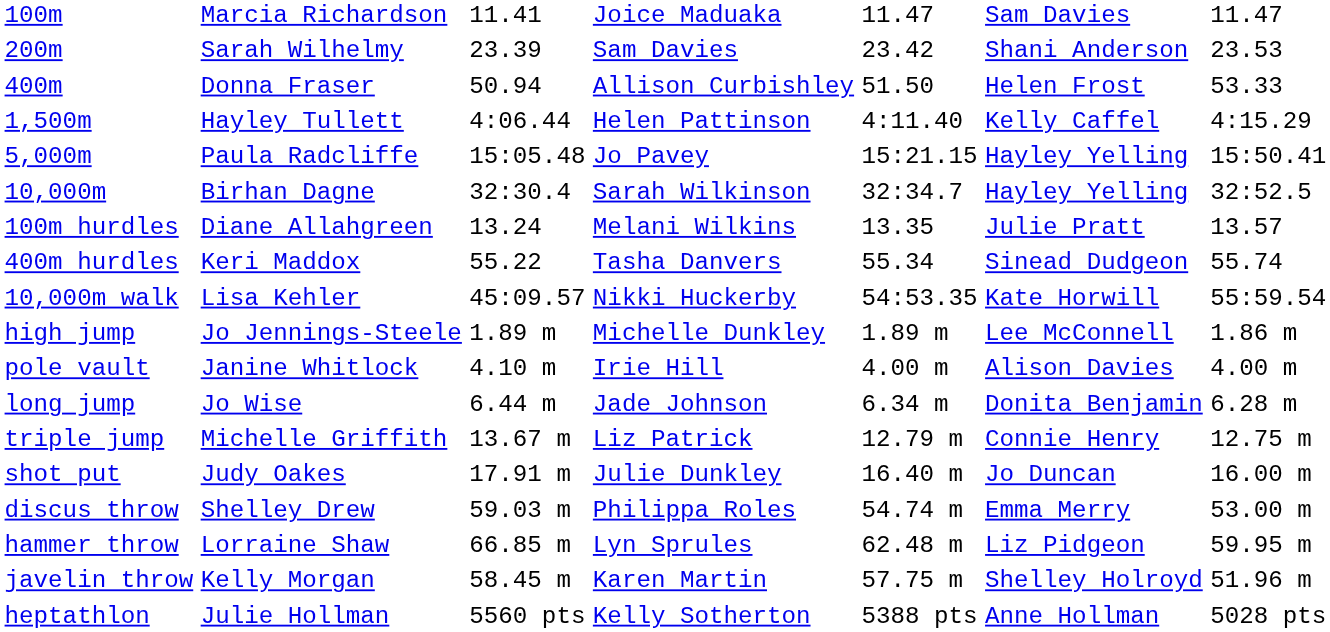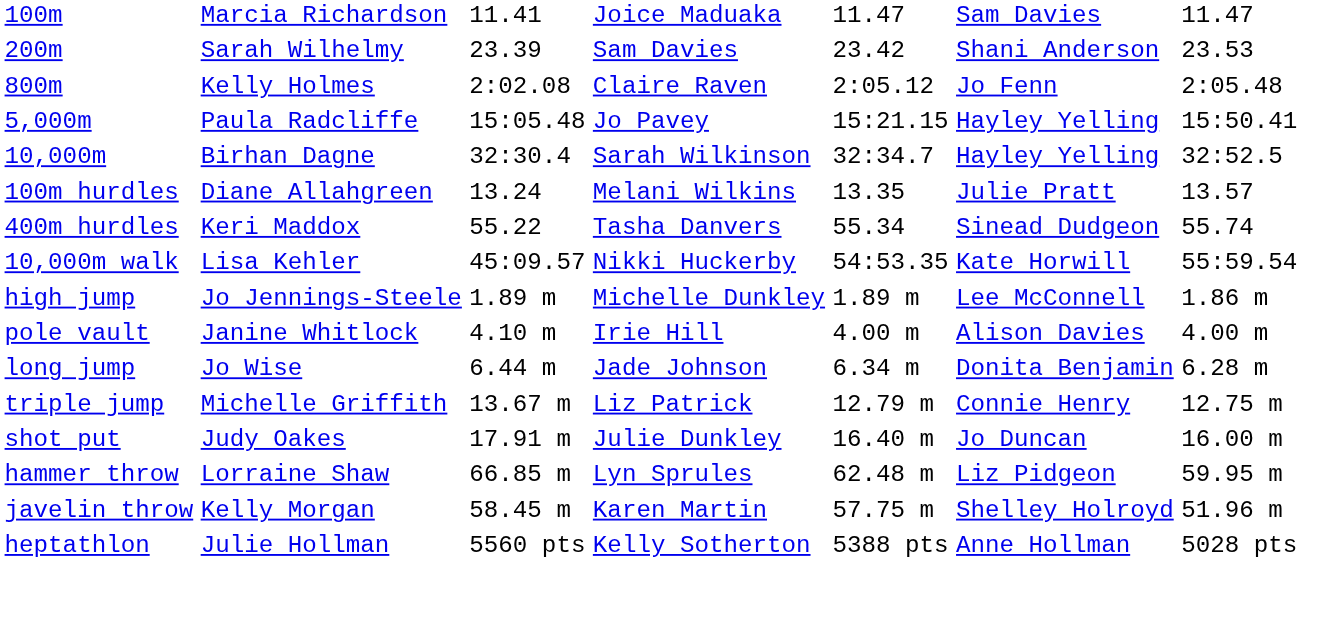- row: (34, 86)
+ row: (34, 86)
- row: (48, 122)
- row: (92, 510)
